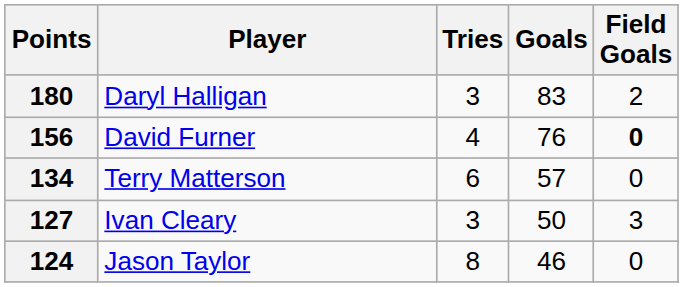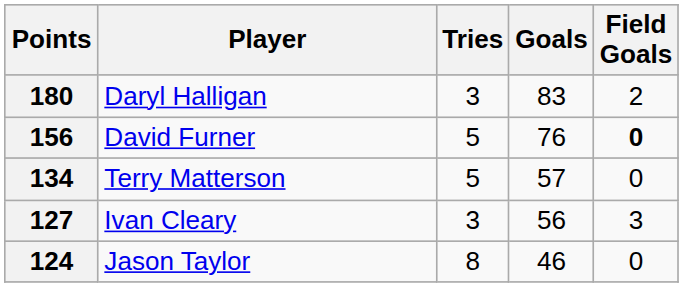(473, 137) 4 -> (473, 137) 5
(473, 178) 6 -> (473, 178) 5
(552, 219) 50 -> (552, 219) 56
